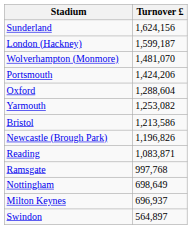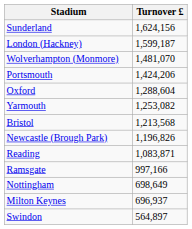(155, 122) 1,213,586 -> (155, 122) 1,213,568
(151, 169) 997,768 -> (151, 169) 997,166
